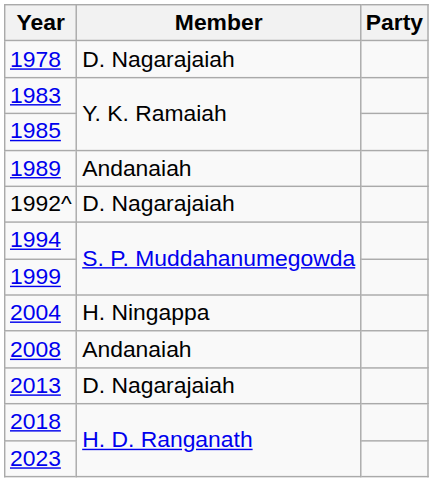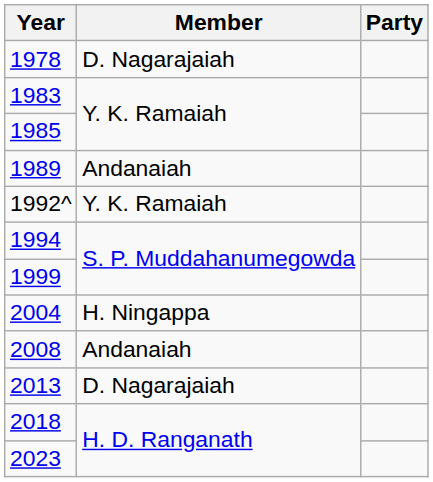(158, 204) D. Nagarajaiah -> (154, 204) Y. K. Ramaiah
